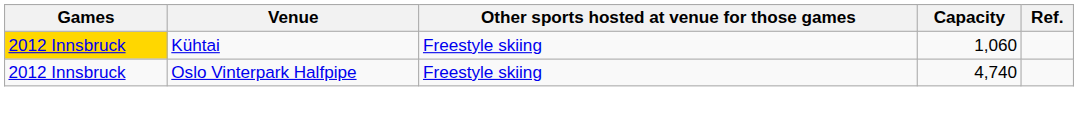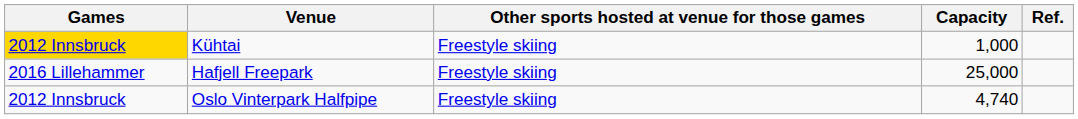(996, 45) 1,060 -> (997, 45) 1,000
+ row: (252, 72)
